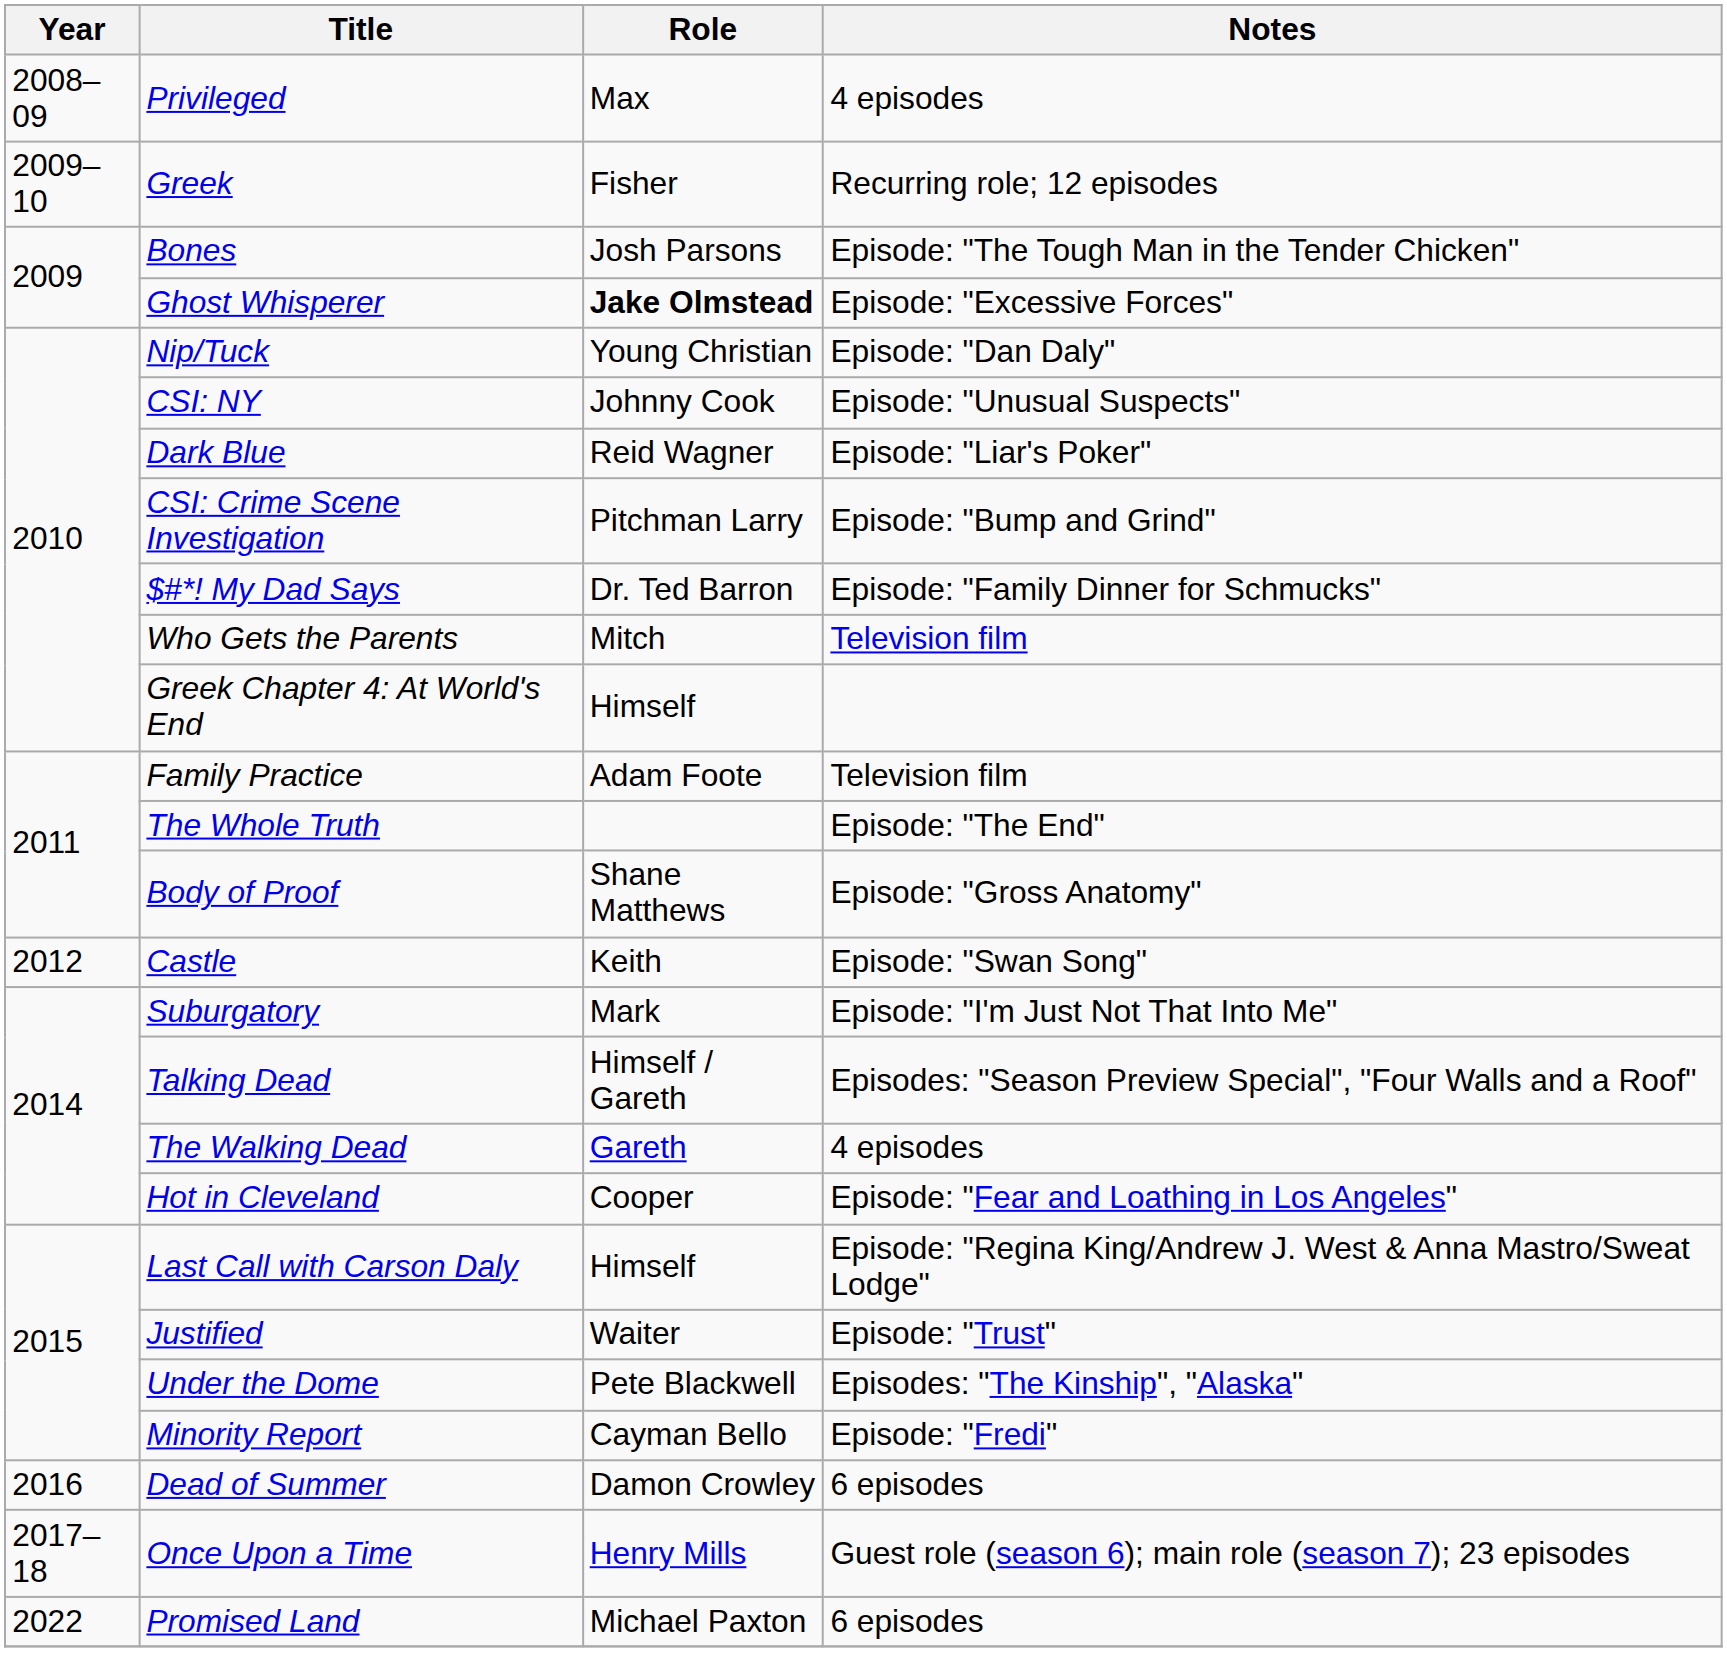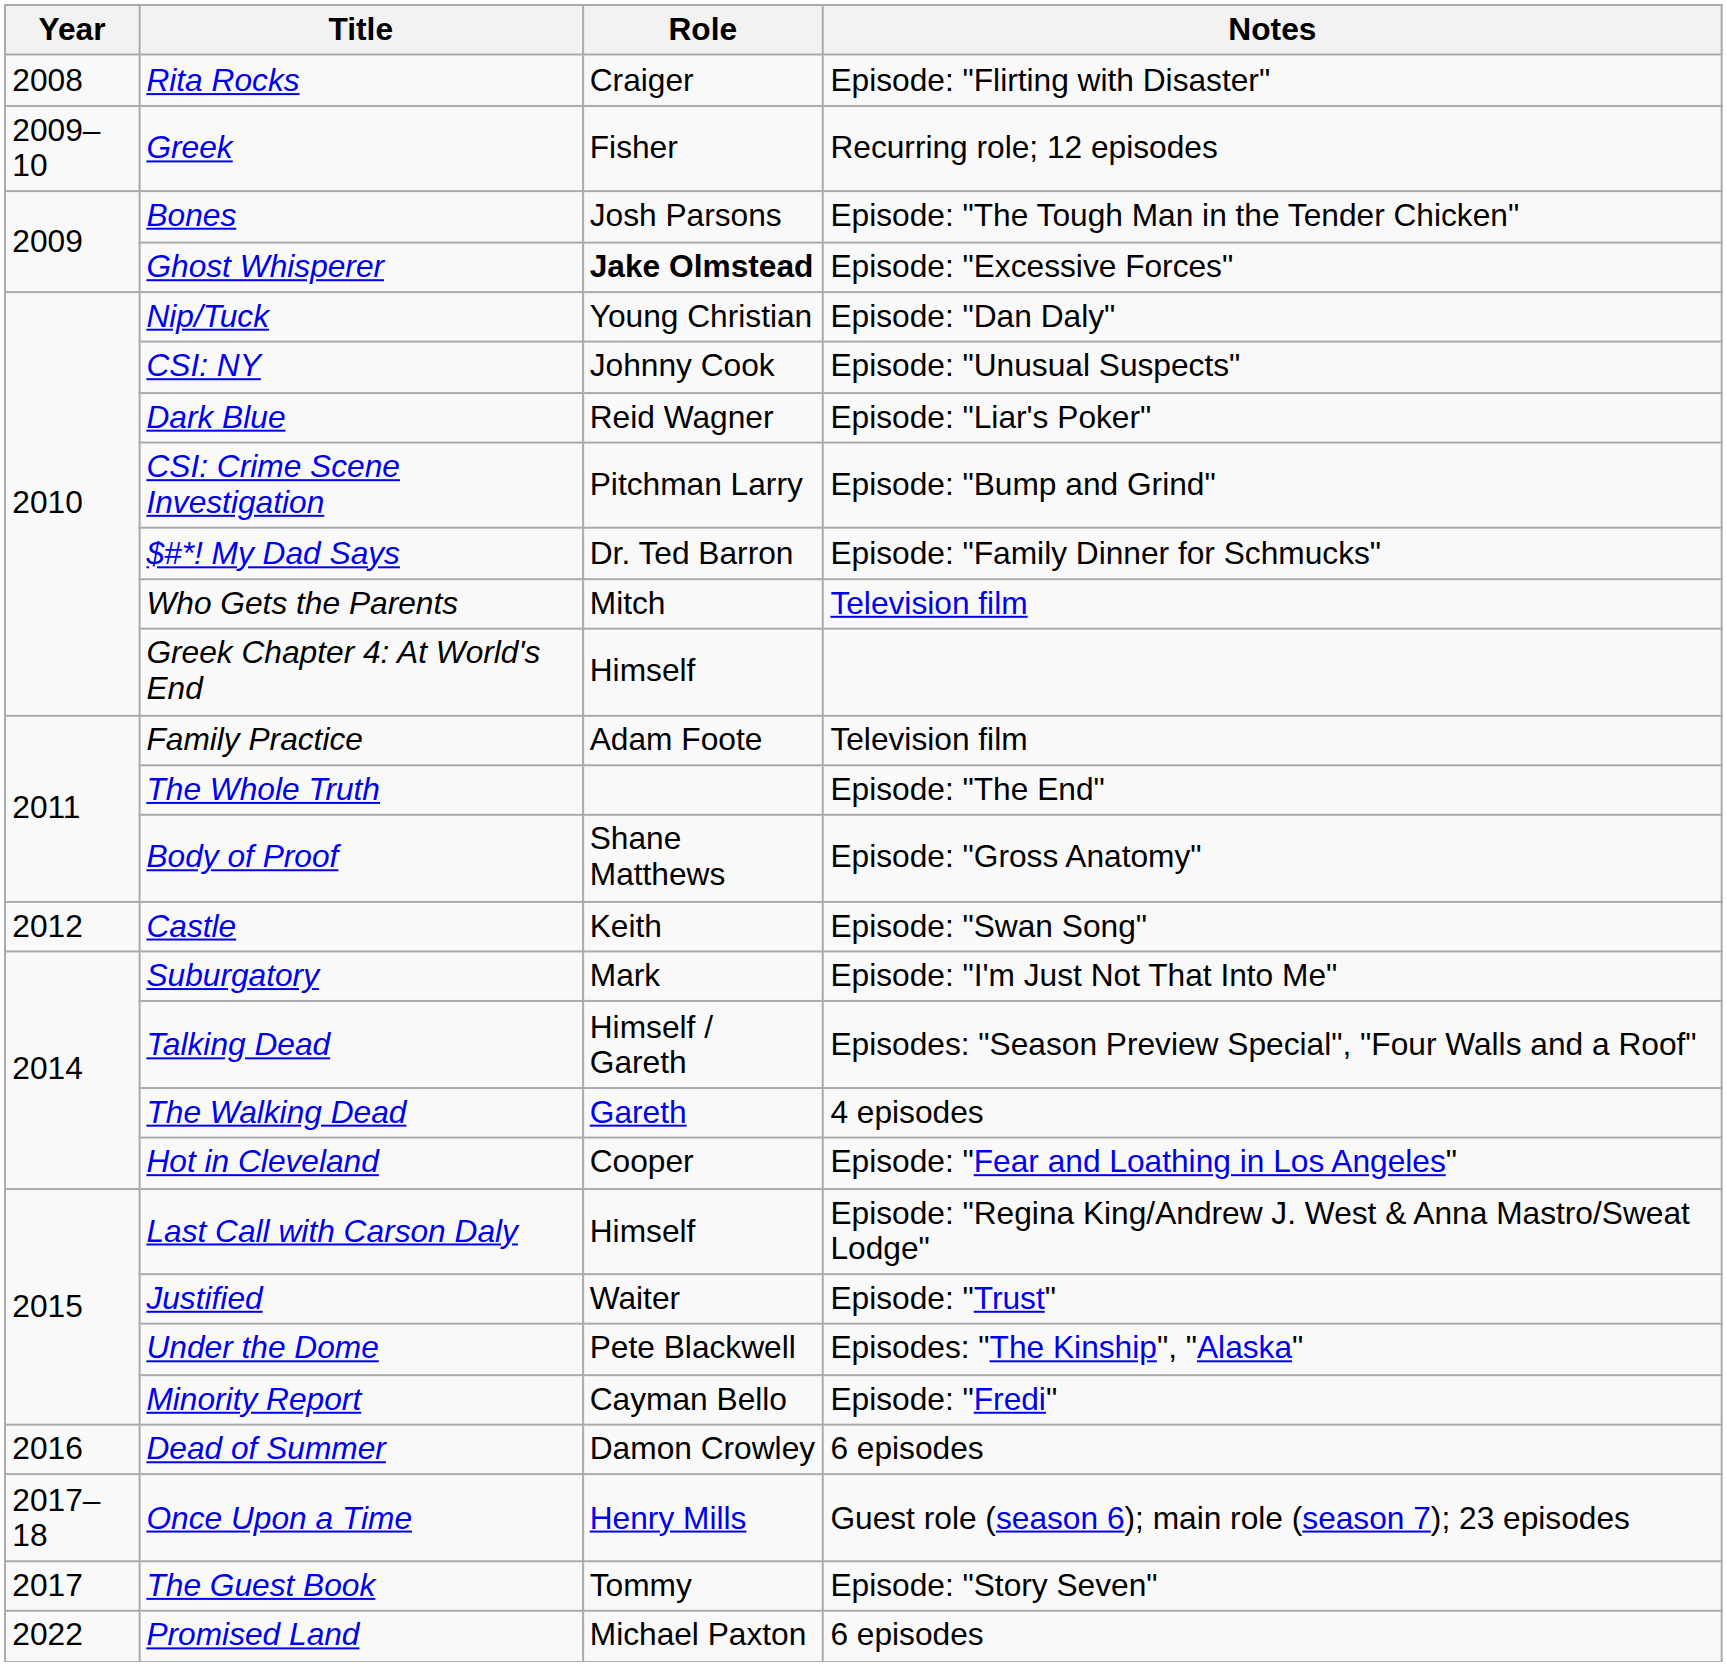- row: (216, 97)
+ row: (223, 79)
+ row: (261, 1585)
